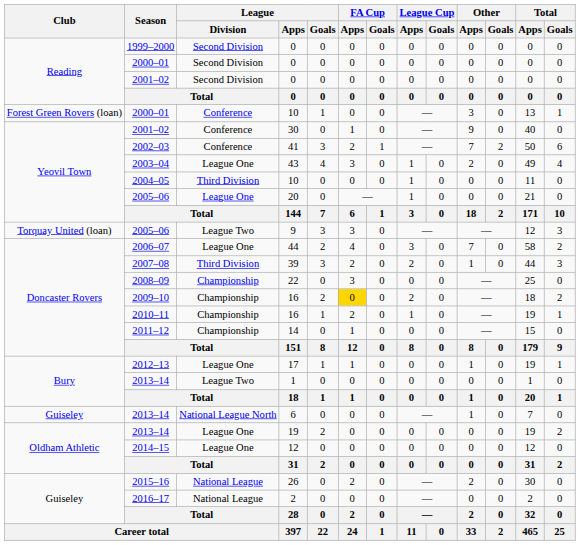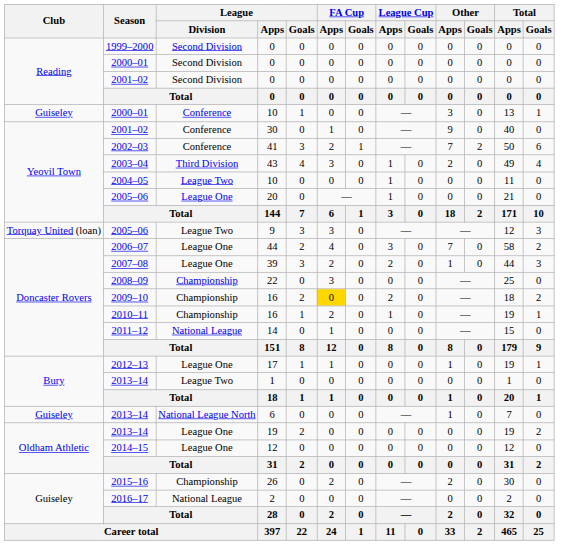(64, 113) Forest Green Rovers (loan) -> (54, 113) Guiseley
(228, 163) League One -> (207, 163) Third Division
(228, 180) Third Division -> (207, 180) League Two
(228, 264) Third Division -> (207, 264) League One
(228, 331) Championship -> (207, 331) National League
(228, 481) National League -> (207, 481) Championship
